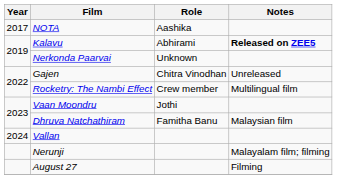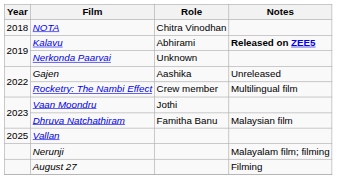(17, 27) 2017 -> (17, 27) 2018
(174, 27) Aashika -> (192, 27) Chitra Vinodhan
(192, 74) Chitra Vinodhan -> (174, 74) Aashika
(17, 136) 2024 -> (17, 136) 2025
